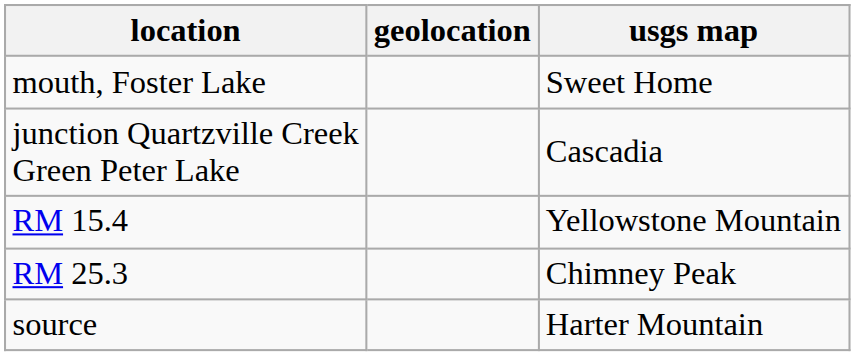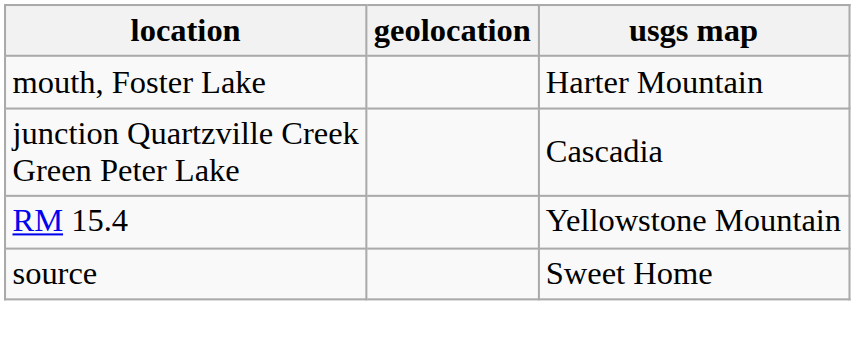(629, 81) Sweet Home -> (654, 81) Harter Mountain
- row: (70, 272)
(654, 324) Harter Mountain -> (629, 272) Sweet Home
